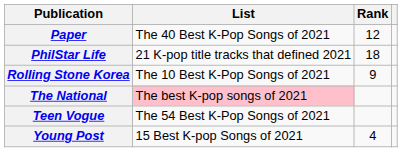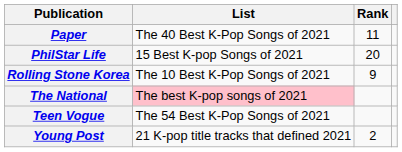(373, 34) 12 -> (373, 34) 11
(243, 55) 21 K-pop title tracks that defined 2021 -> (219, 55) 15 Best K-pop Songs of 2021
(373, 55) 18 -> (373, 55) 20
(219, 136) 15 Best K-pop Songs of 2021 -> (243, 136) 21 K-pop title tracks that defined 2021
(373, 136) 4 -> (373, 136) 2
